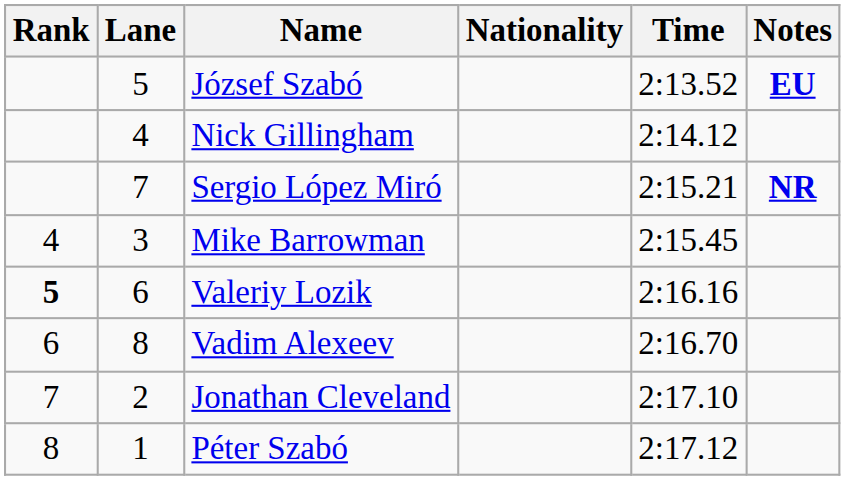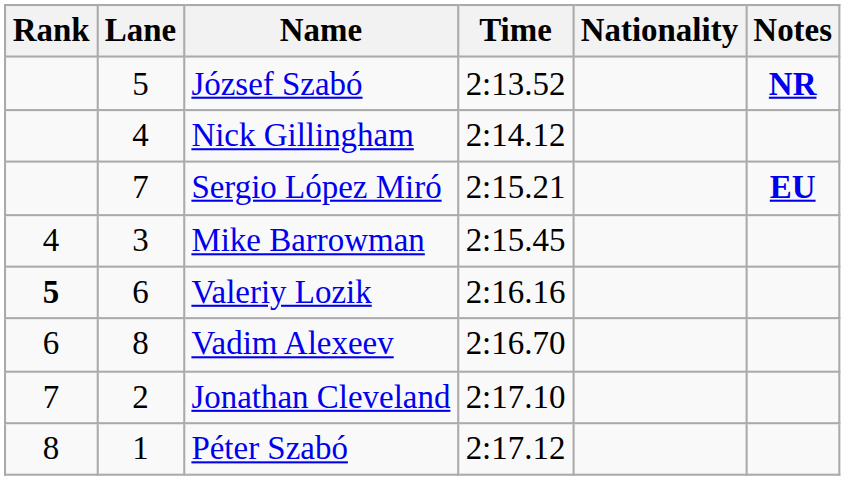columns swapped: (544, 30) <-> (688, 30)
(793, 82) EU -> (793, 82) NR
(793, 187) NR -> (793, 187) EU
